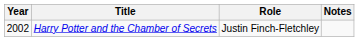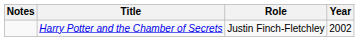columns swapped: (18, 12) <-> (338, 12)
